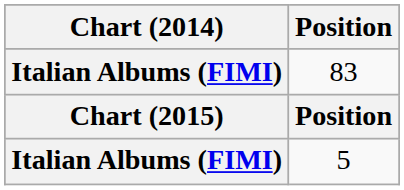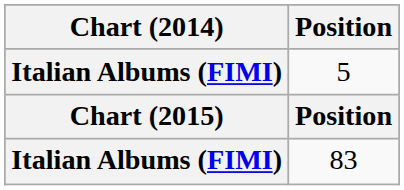rows swapped: (344, 160) <-> (344, 71)
